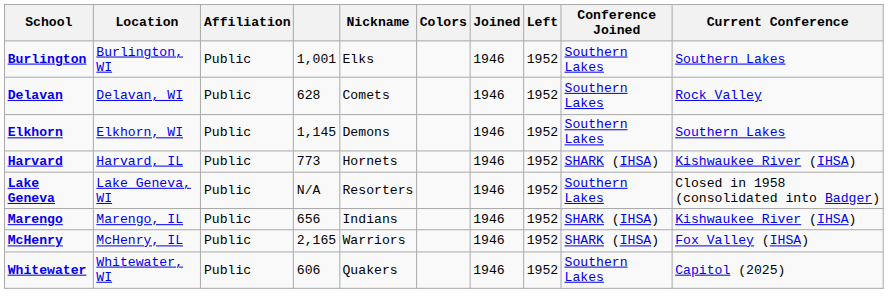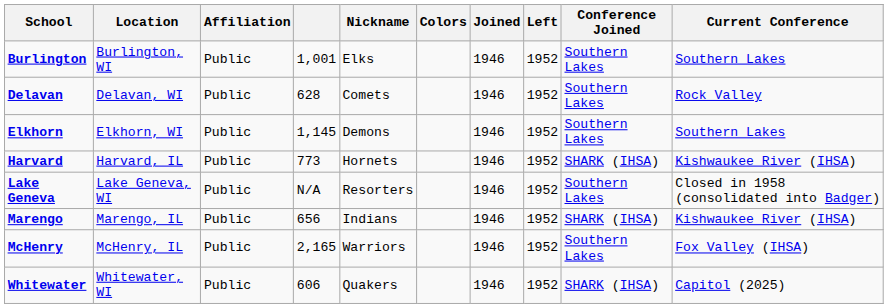(612, 241) SHARK (IHSA) -> (596, 248) Southern Lakes
(596, 270) Southern Lakes -> (612, 285) SHARK (IHSA)
